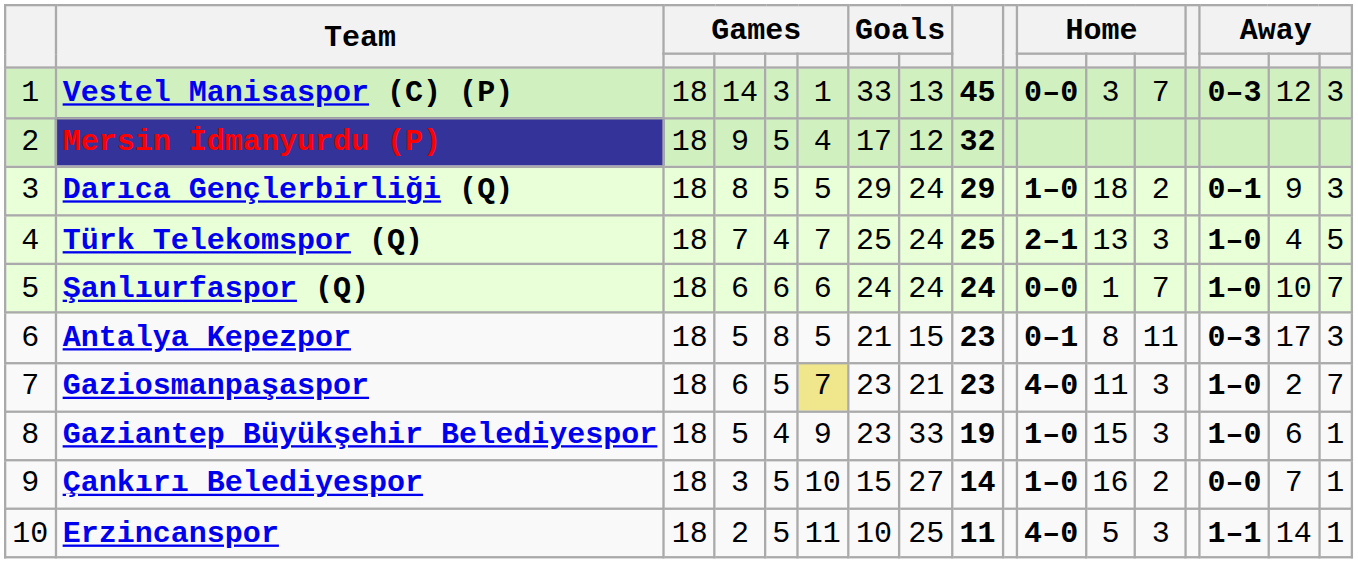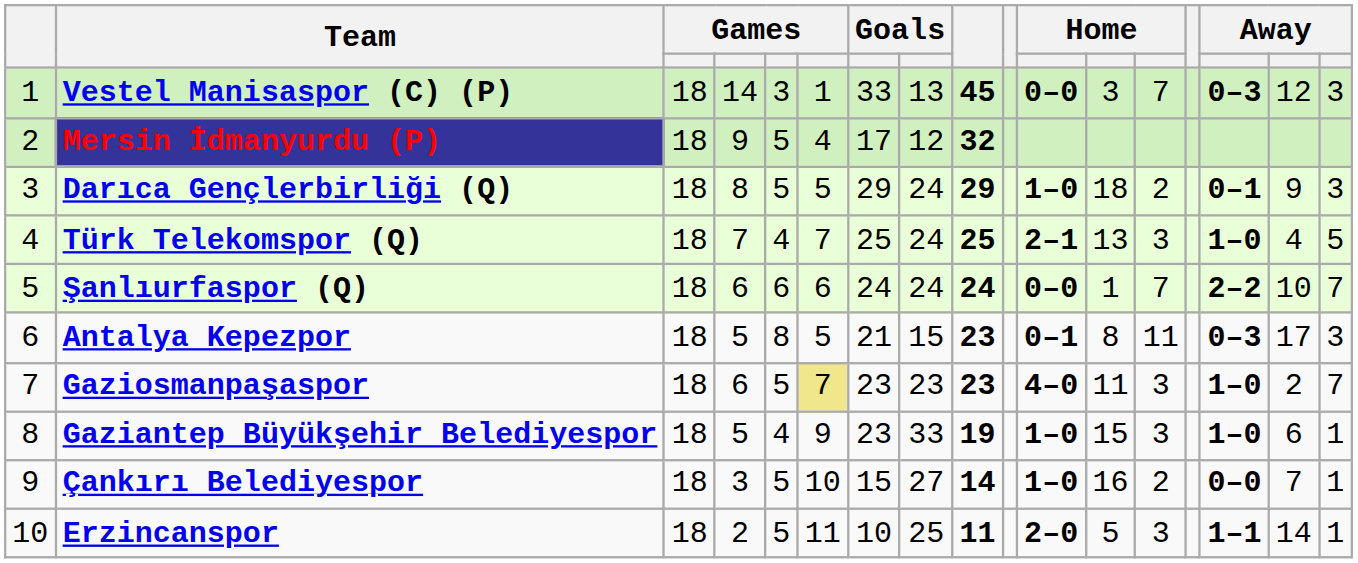(1235, 289) 1–0 -> (1235, 289) 2–2
(926, 387) 21 -> (926, 387) 23
(1051, 533) 4–0 -> (1051, 533) 2–0
